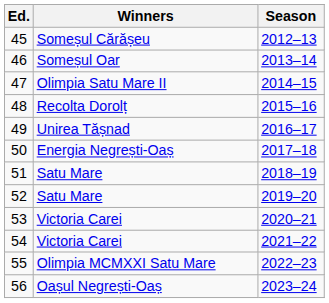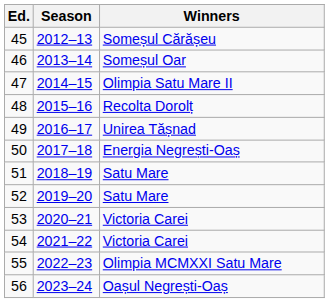columns swapped: (291, 16) <-> (146, 16)
